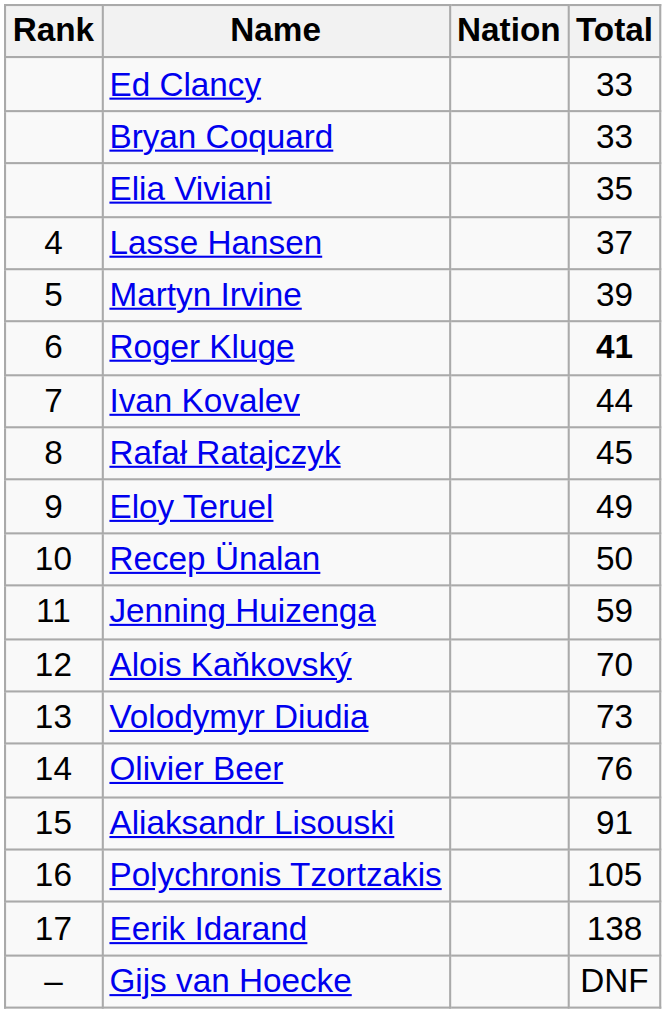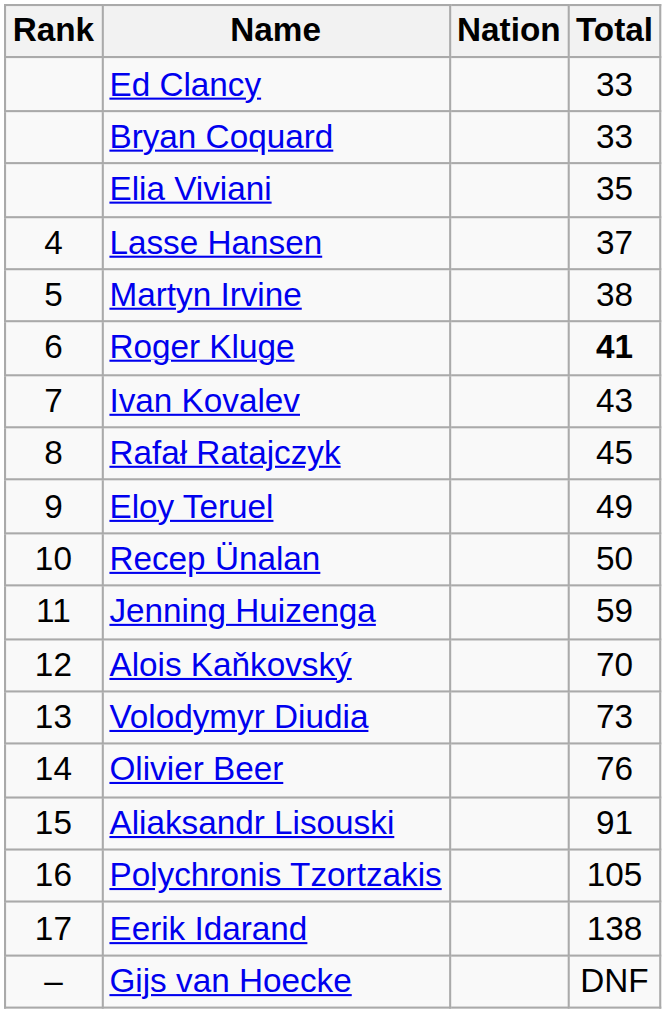(614, 294) 39 -> (614, 294) 38
(614, 400) 44 -> (614, 400) 43
